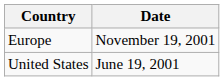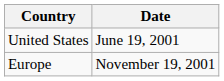rows swapped: (48, 64) <-> (30, 40)
